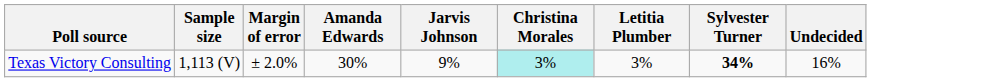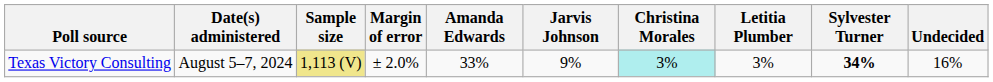+ column: (235, 27)
(209, 63) no background -> (331, 63) khaki background
(353, 63) 30% -> (474, 63) 33%
